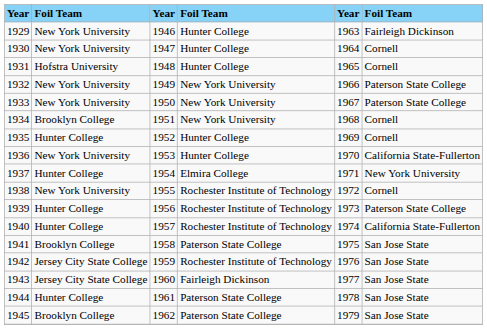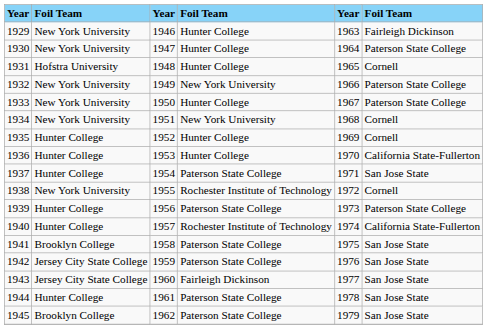(381, 48) Cornell -> (415, 48) Paterson State College
(228, 102) New York University -> (215, 102) Hunter College
(74, 119) Brooklyn College -> (82, 119) New York University
(82, 155) New York University -> (69, 155) Hunter College
(214, 173) Elmira College -> (231, 173) Paterson State College
(412, 173) New York University -> (397, 173) San Jose State
(256, 208) Rochester Institute of Technology -> (231, 208) Paterson State College
(256, 262) Rochester Institute of Technology -> (231, 262) Paterson State College
